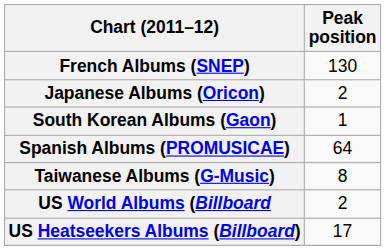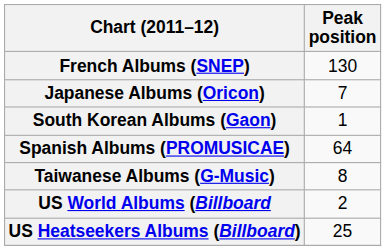(343, 93) 2 -> (343, 93) 7
(343, 231) 17 -> (343, 231) 25
